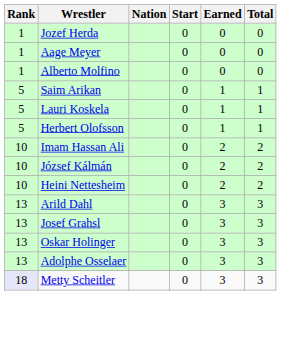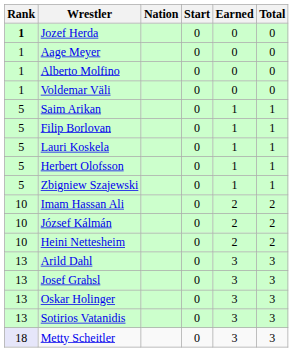(21, 33) normal -> (21, 33) bold
+ row: (76, 90)
+ row: (76, 128)
+ row: (90, 185)
- row: (84, 261)
+ row: (83, 318)
